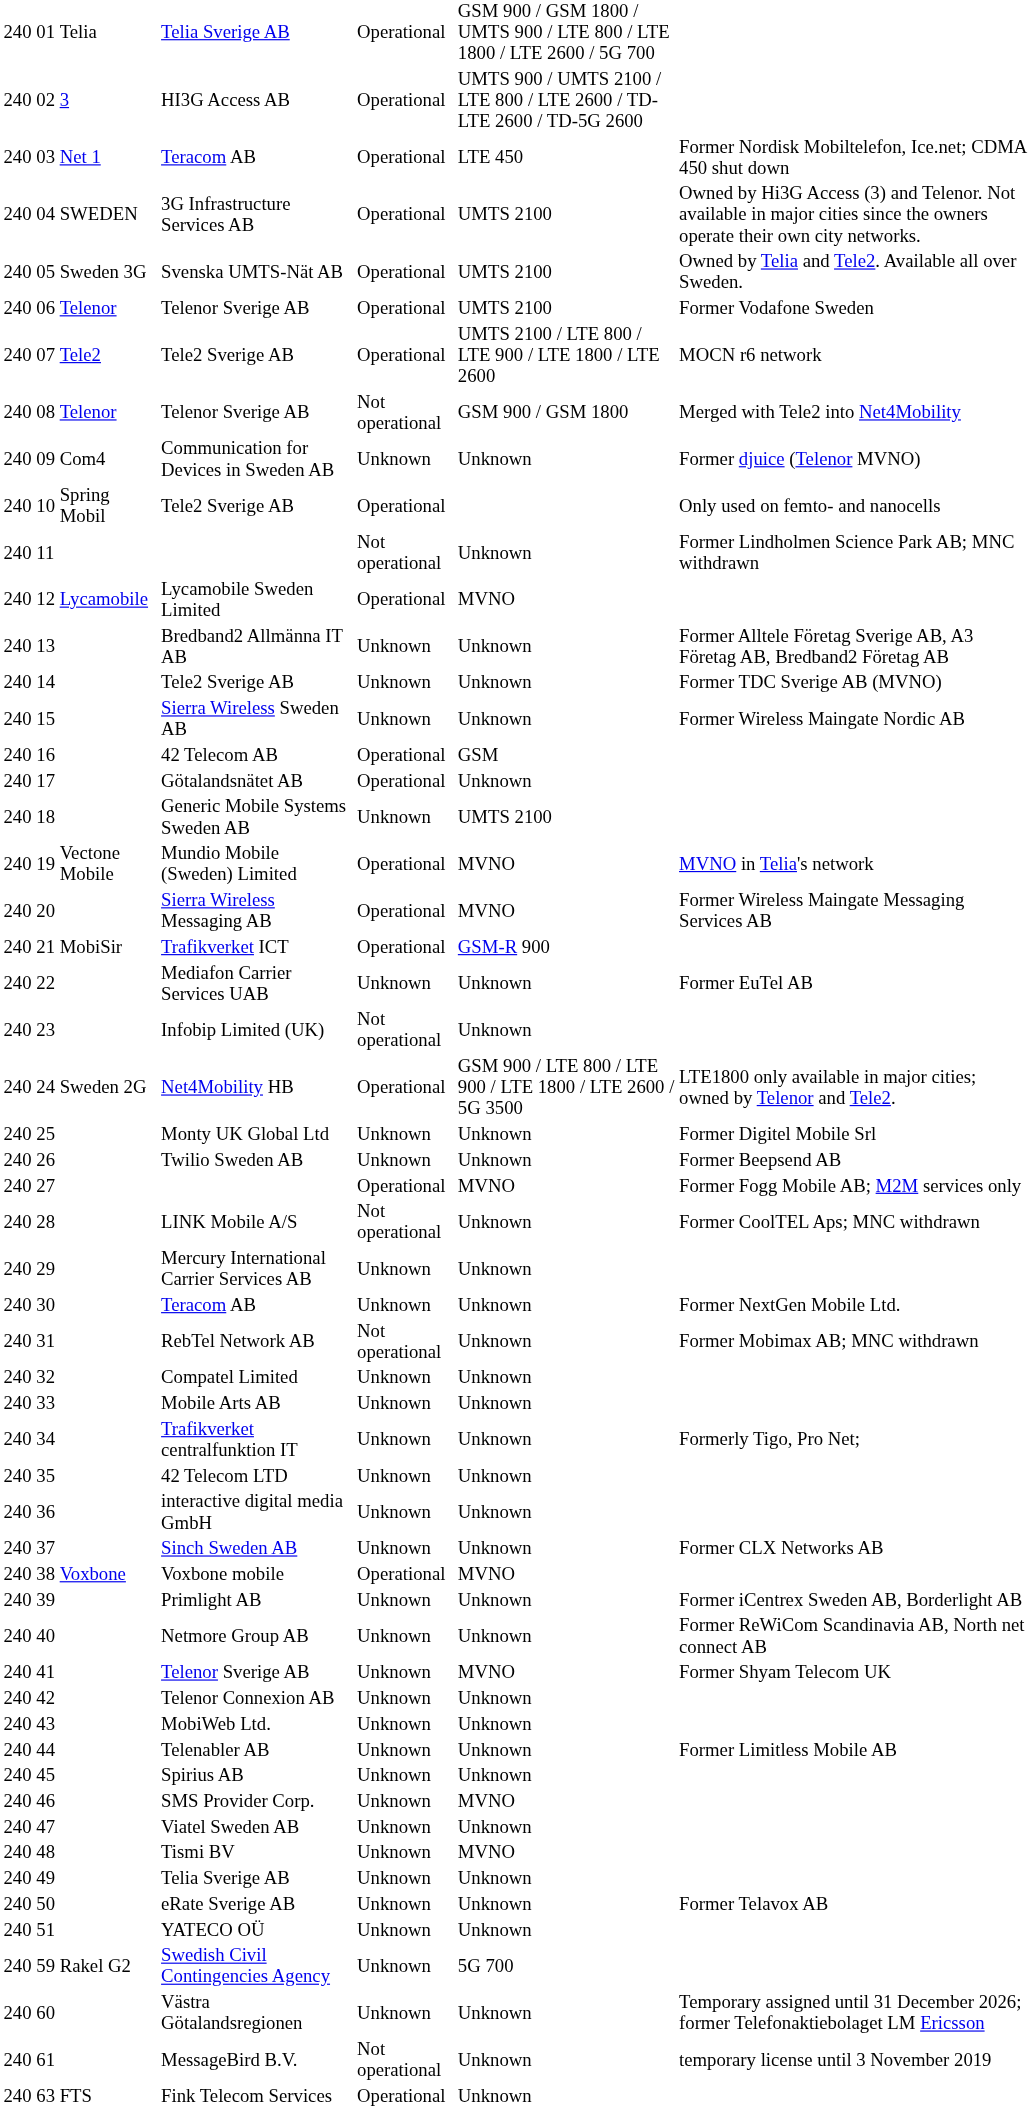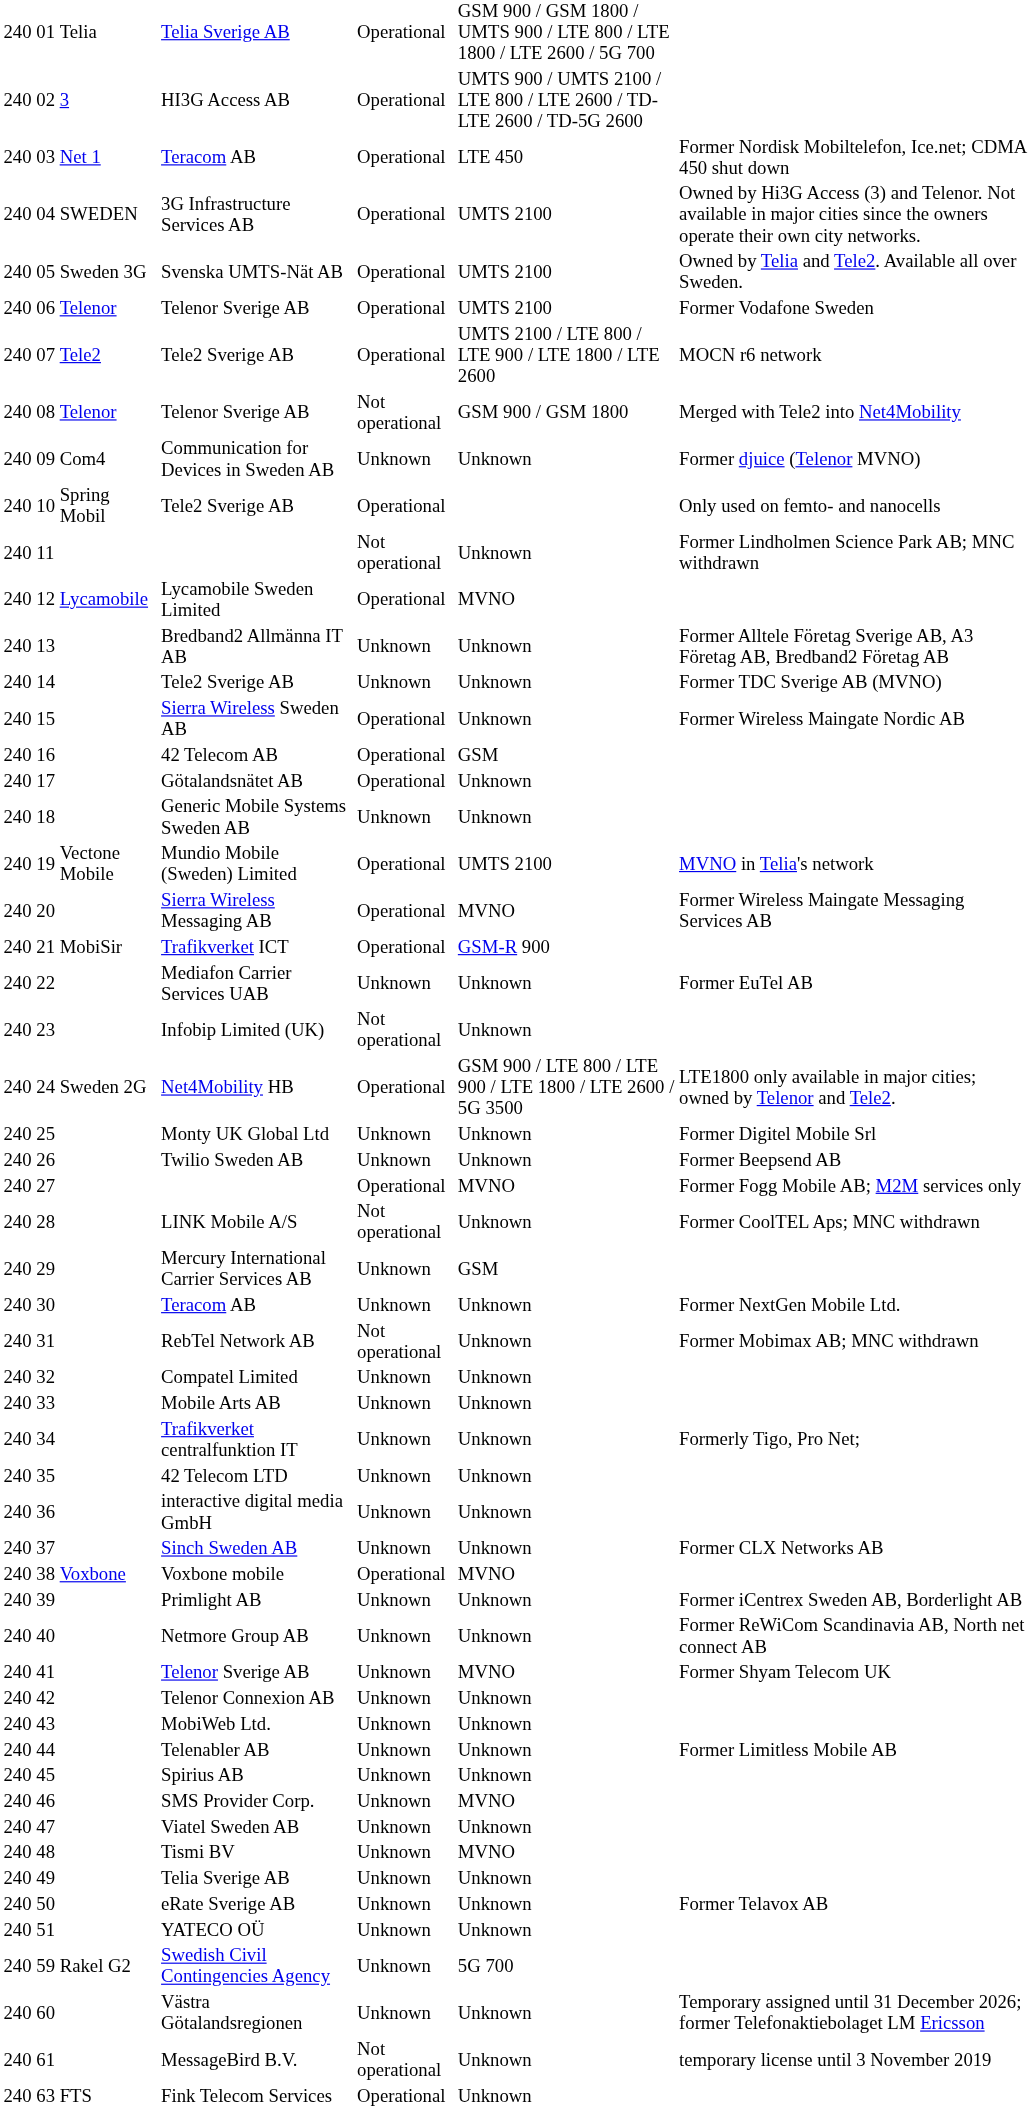(394, 718) Unknown -> (401, 718) Operational
(505, 817) UMTS 2100 -> (495, 817) Unknown
(486, 863) MVNO -> (505, 863) UMTS 2100
(495, 1268) Unknown -> (478, 1268) GSM
